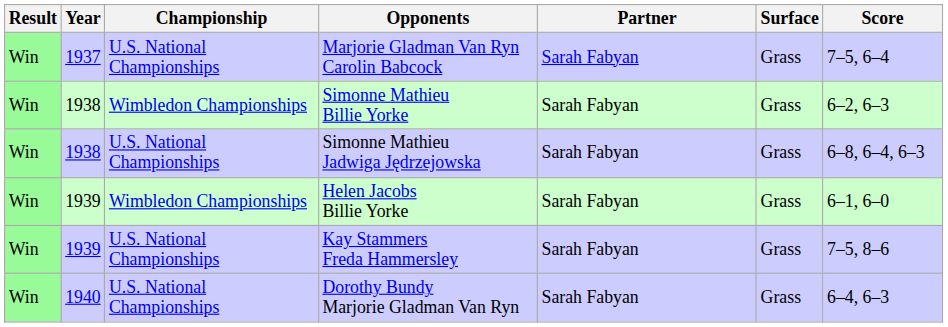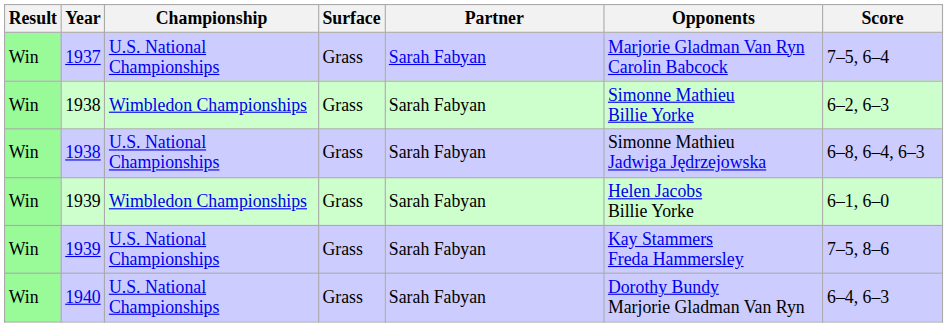columns swapped: (790, 18) <-> (428, 18)
